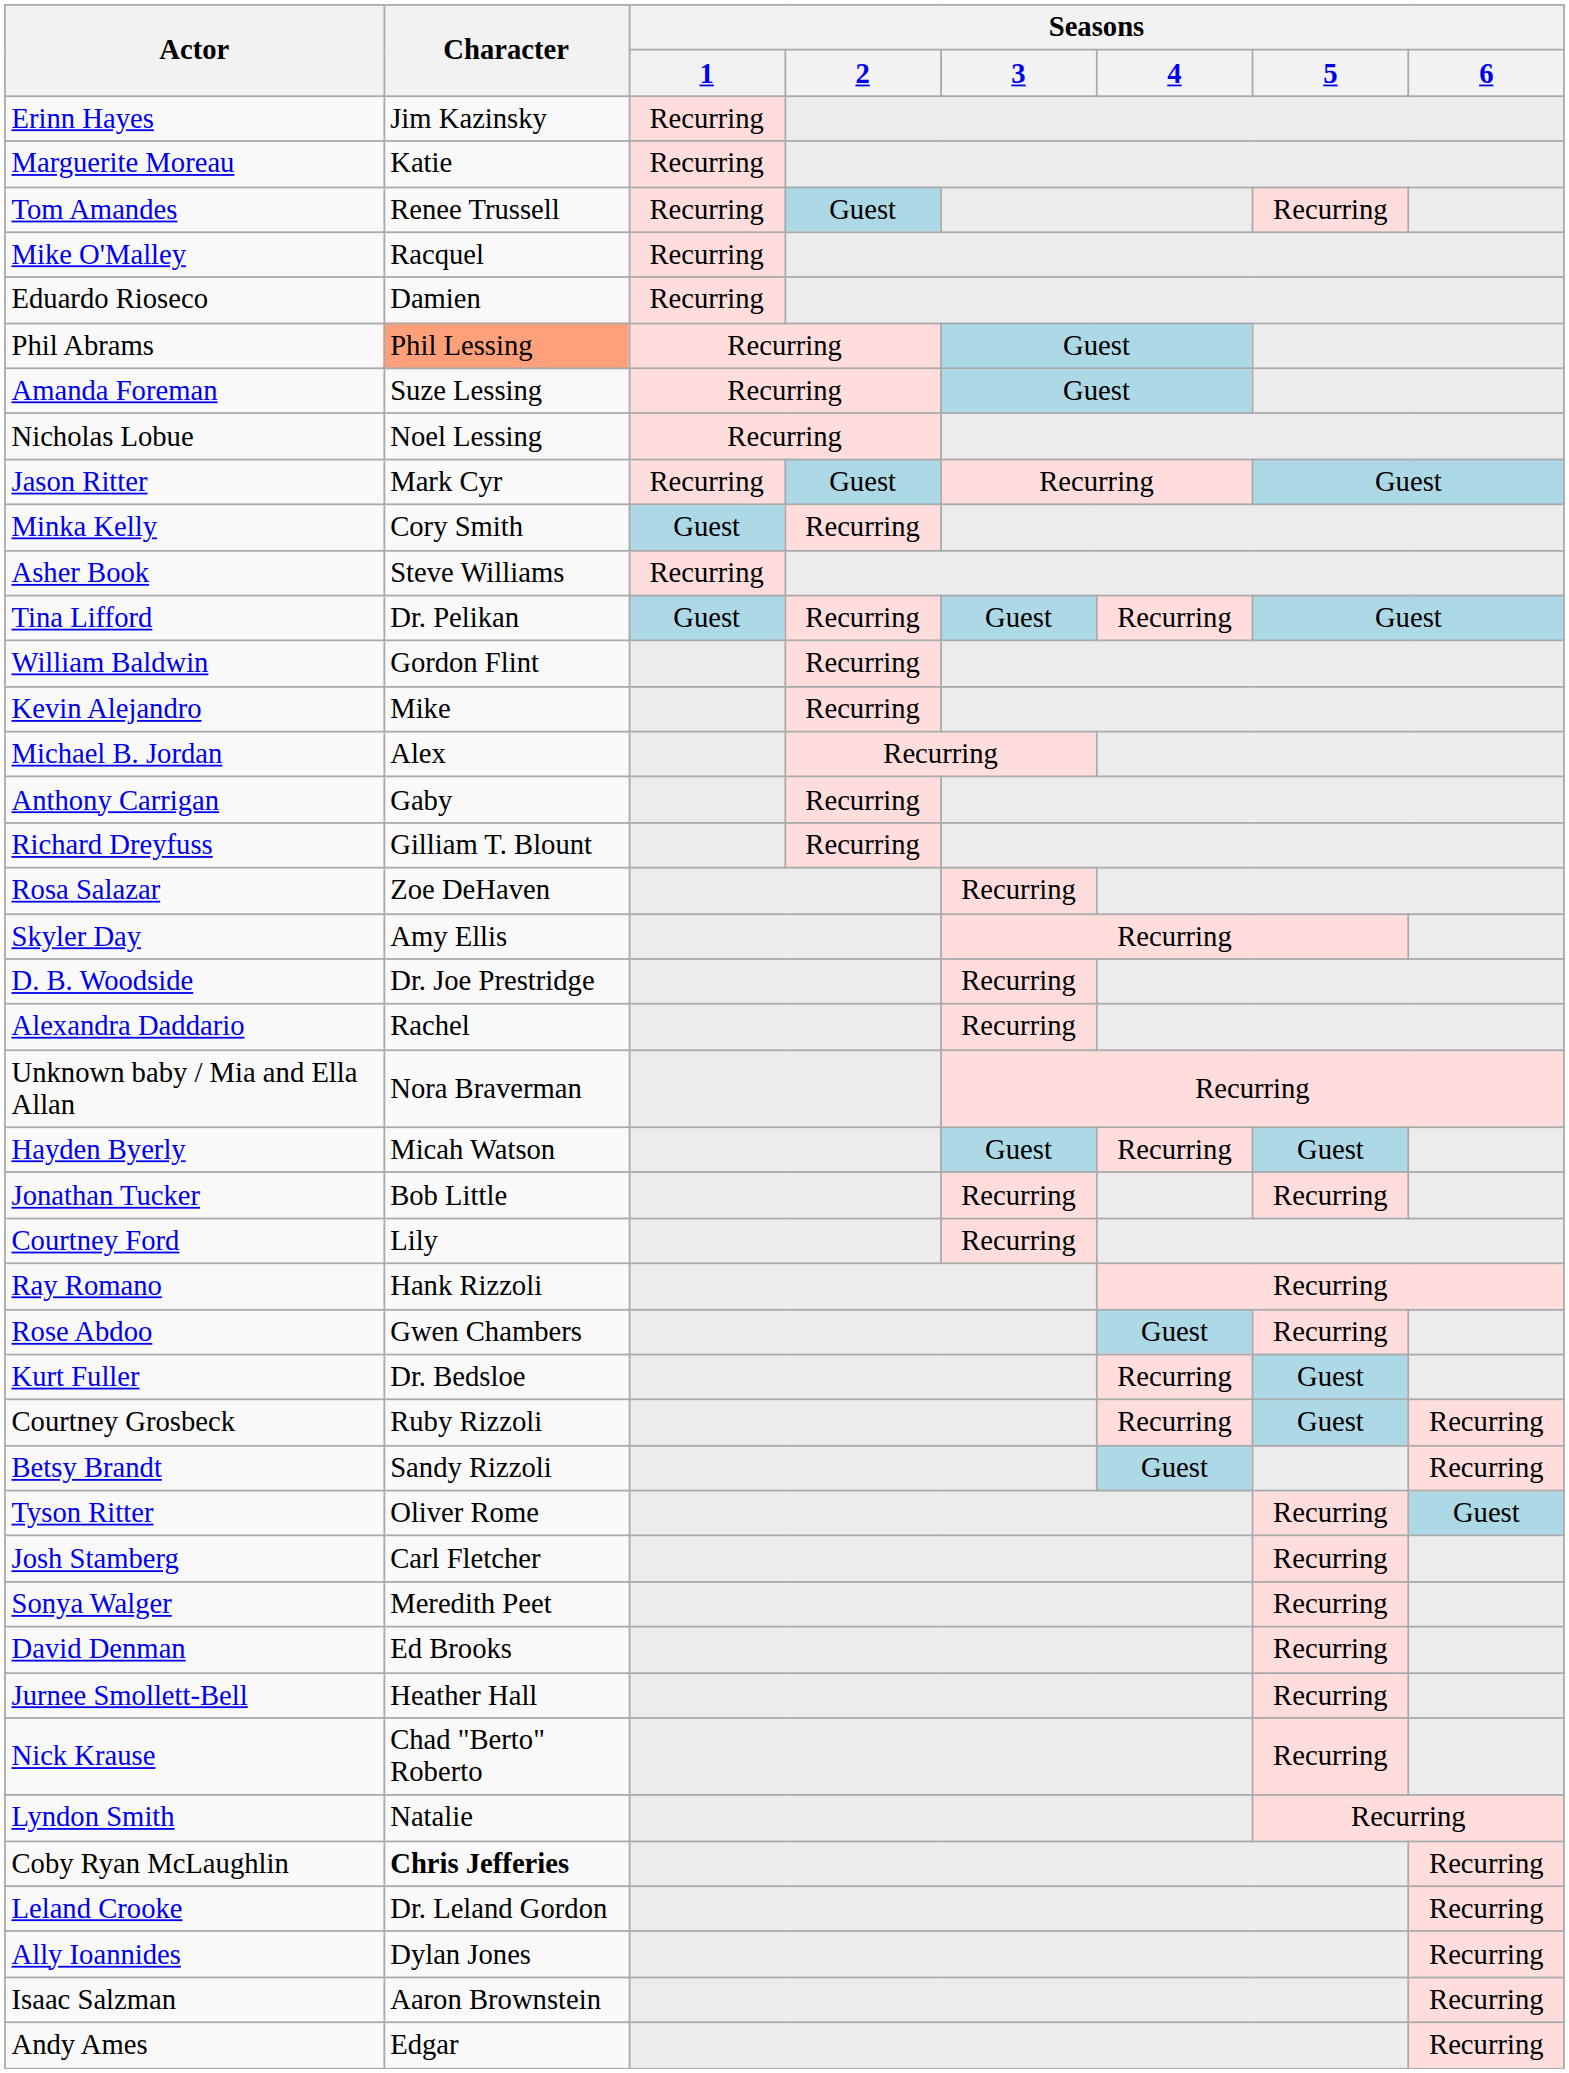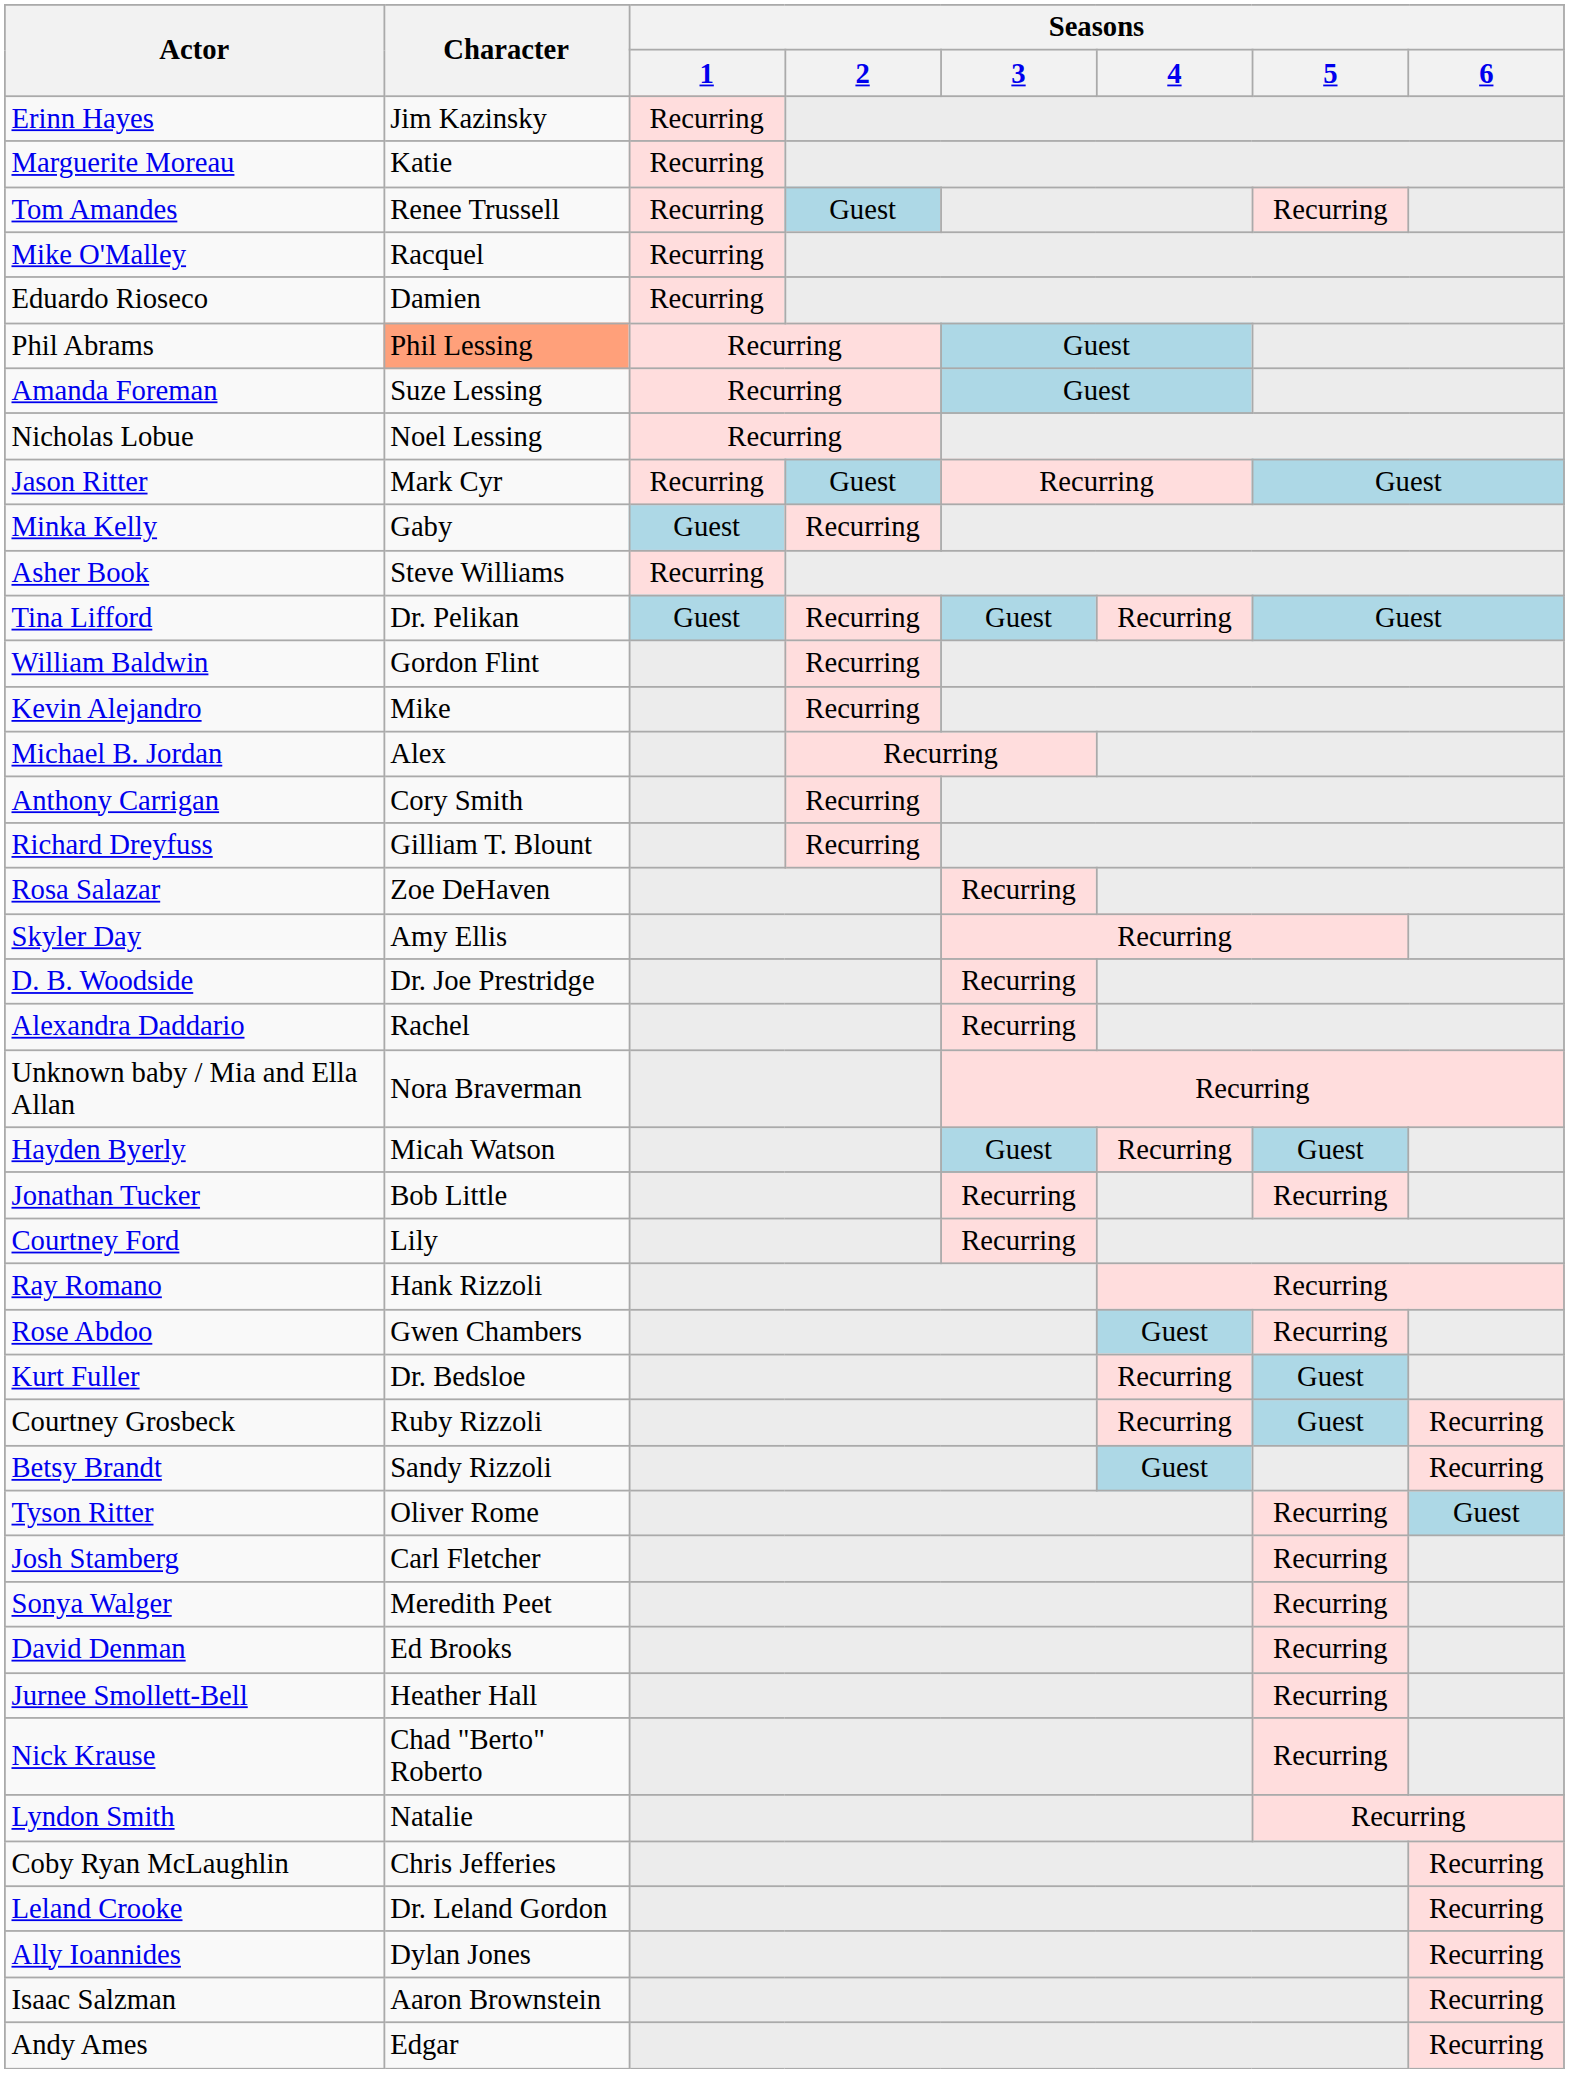(457, 526) Cory Smith -> (421, 526) Gaby
(421, 799) Gaby -> (457, 799) Cory Smith
(480, 1863) bold -> (473, 1863) normal
